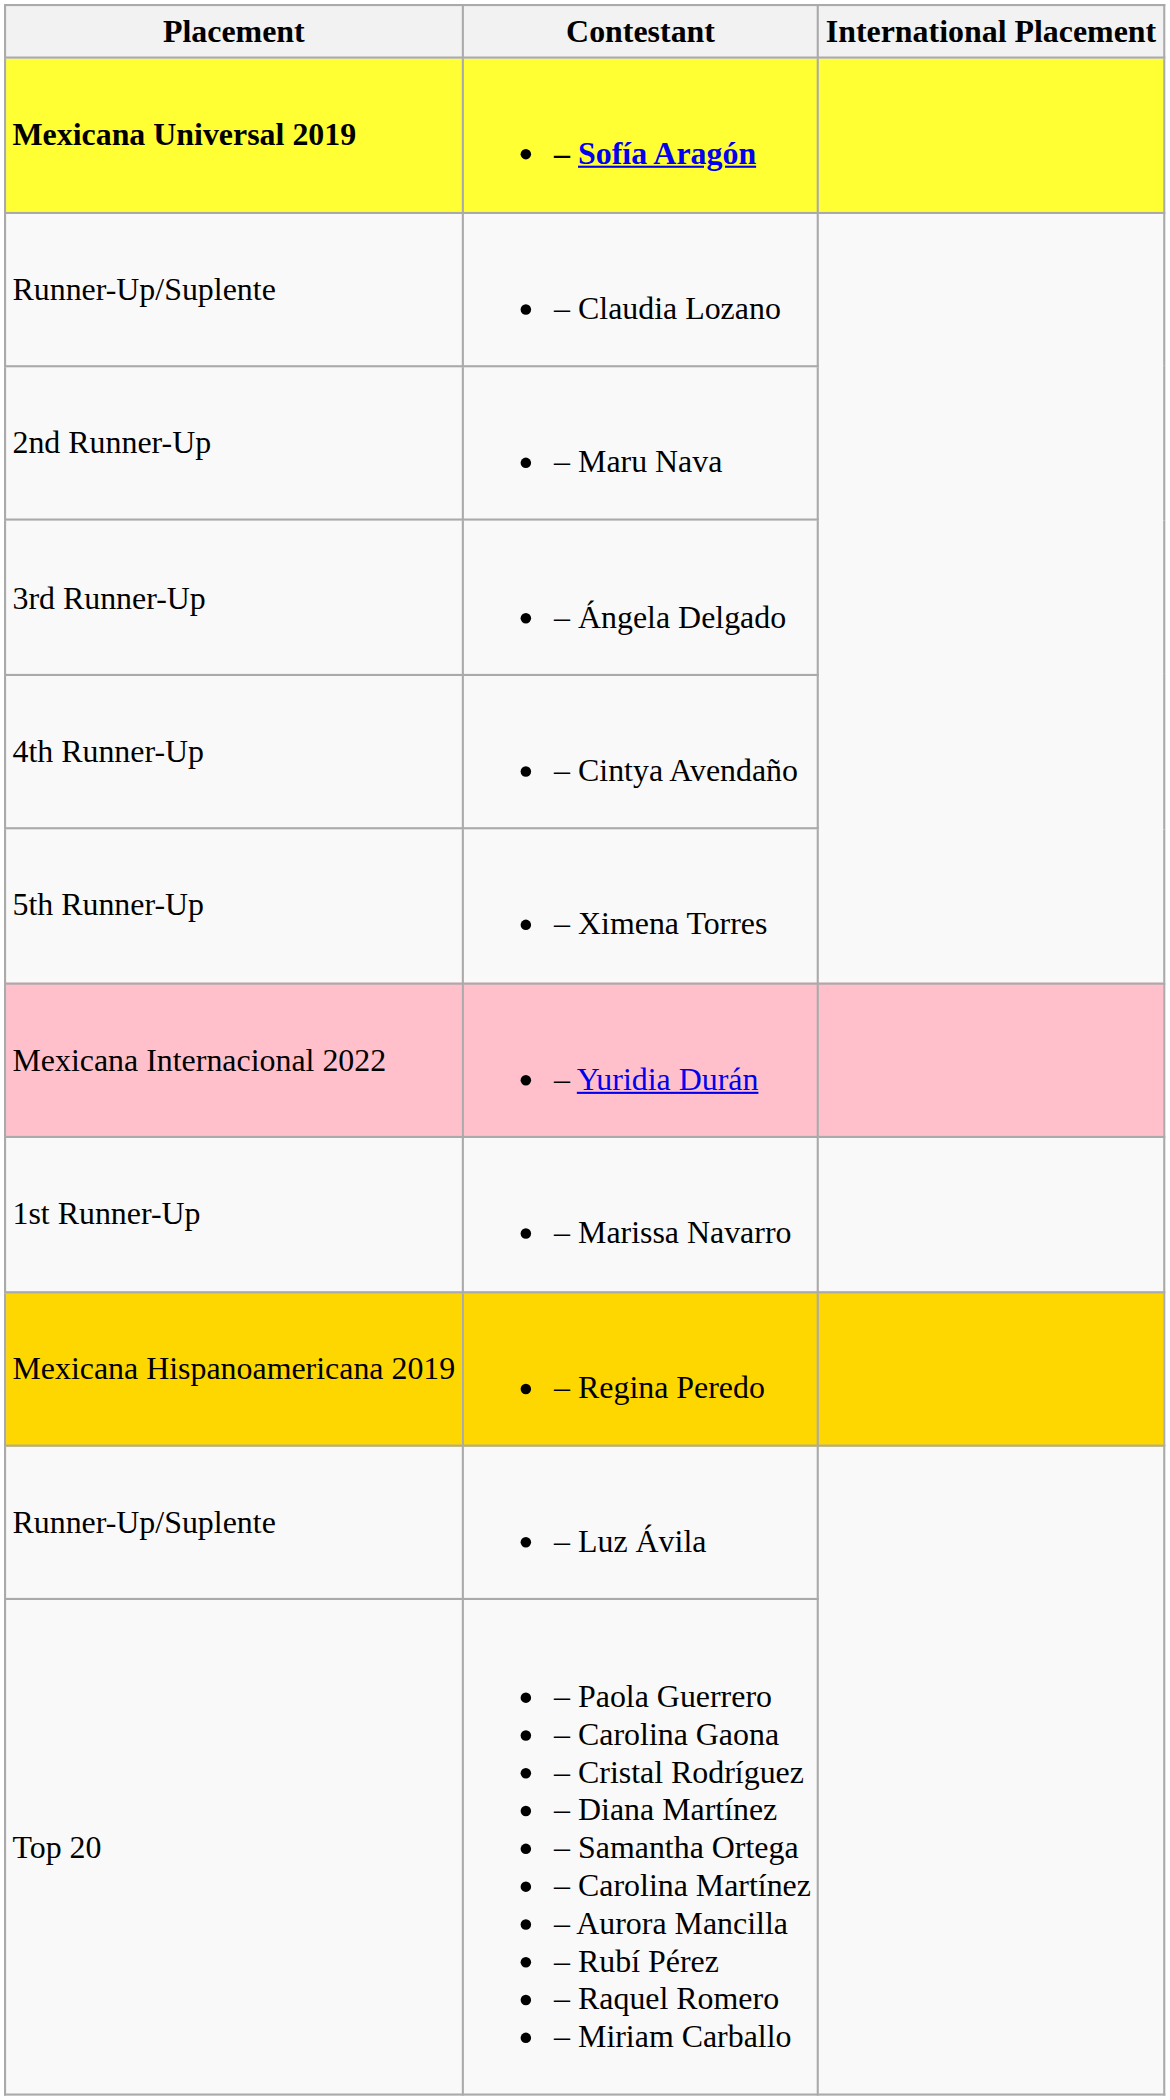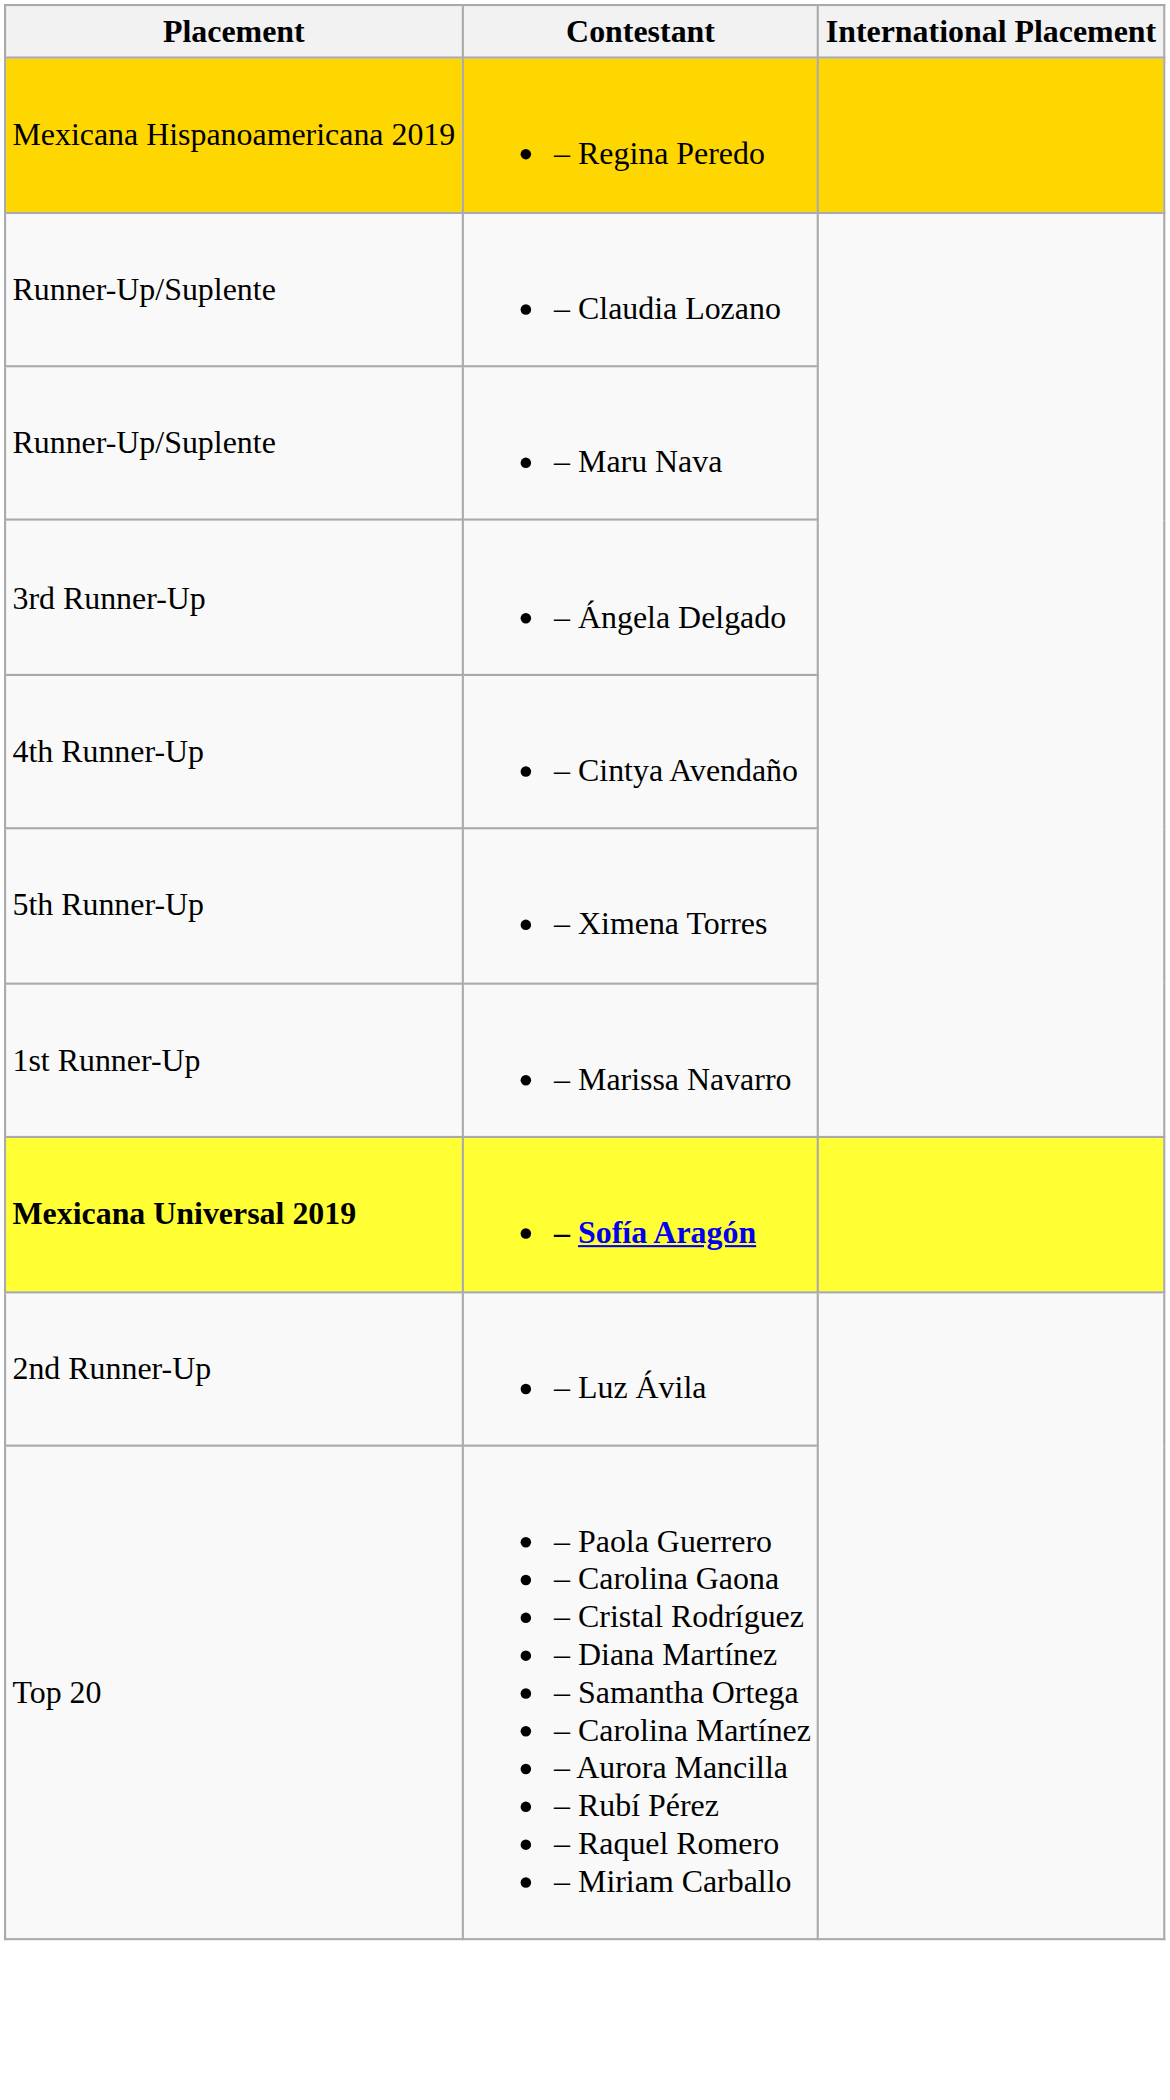rows swapped: (641, 154) <-> (641, 1388)
(112, 442) 2nd Runner-Up -> (144, 442) Runner-Up/Suplente
- row: (641, 1079)
(144, 1522) Runner-Up/Suplente -> (112, 1368) 2nd Runner-Up
